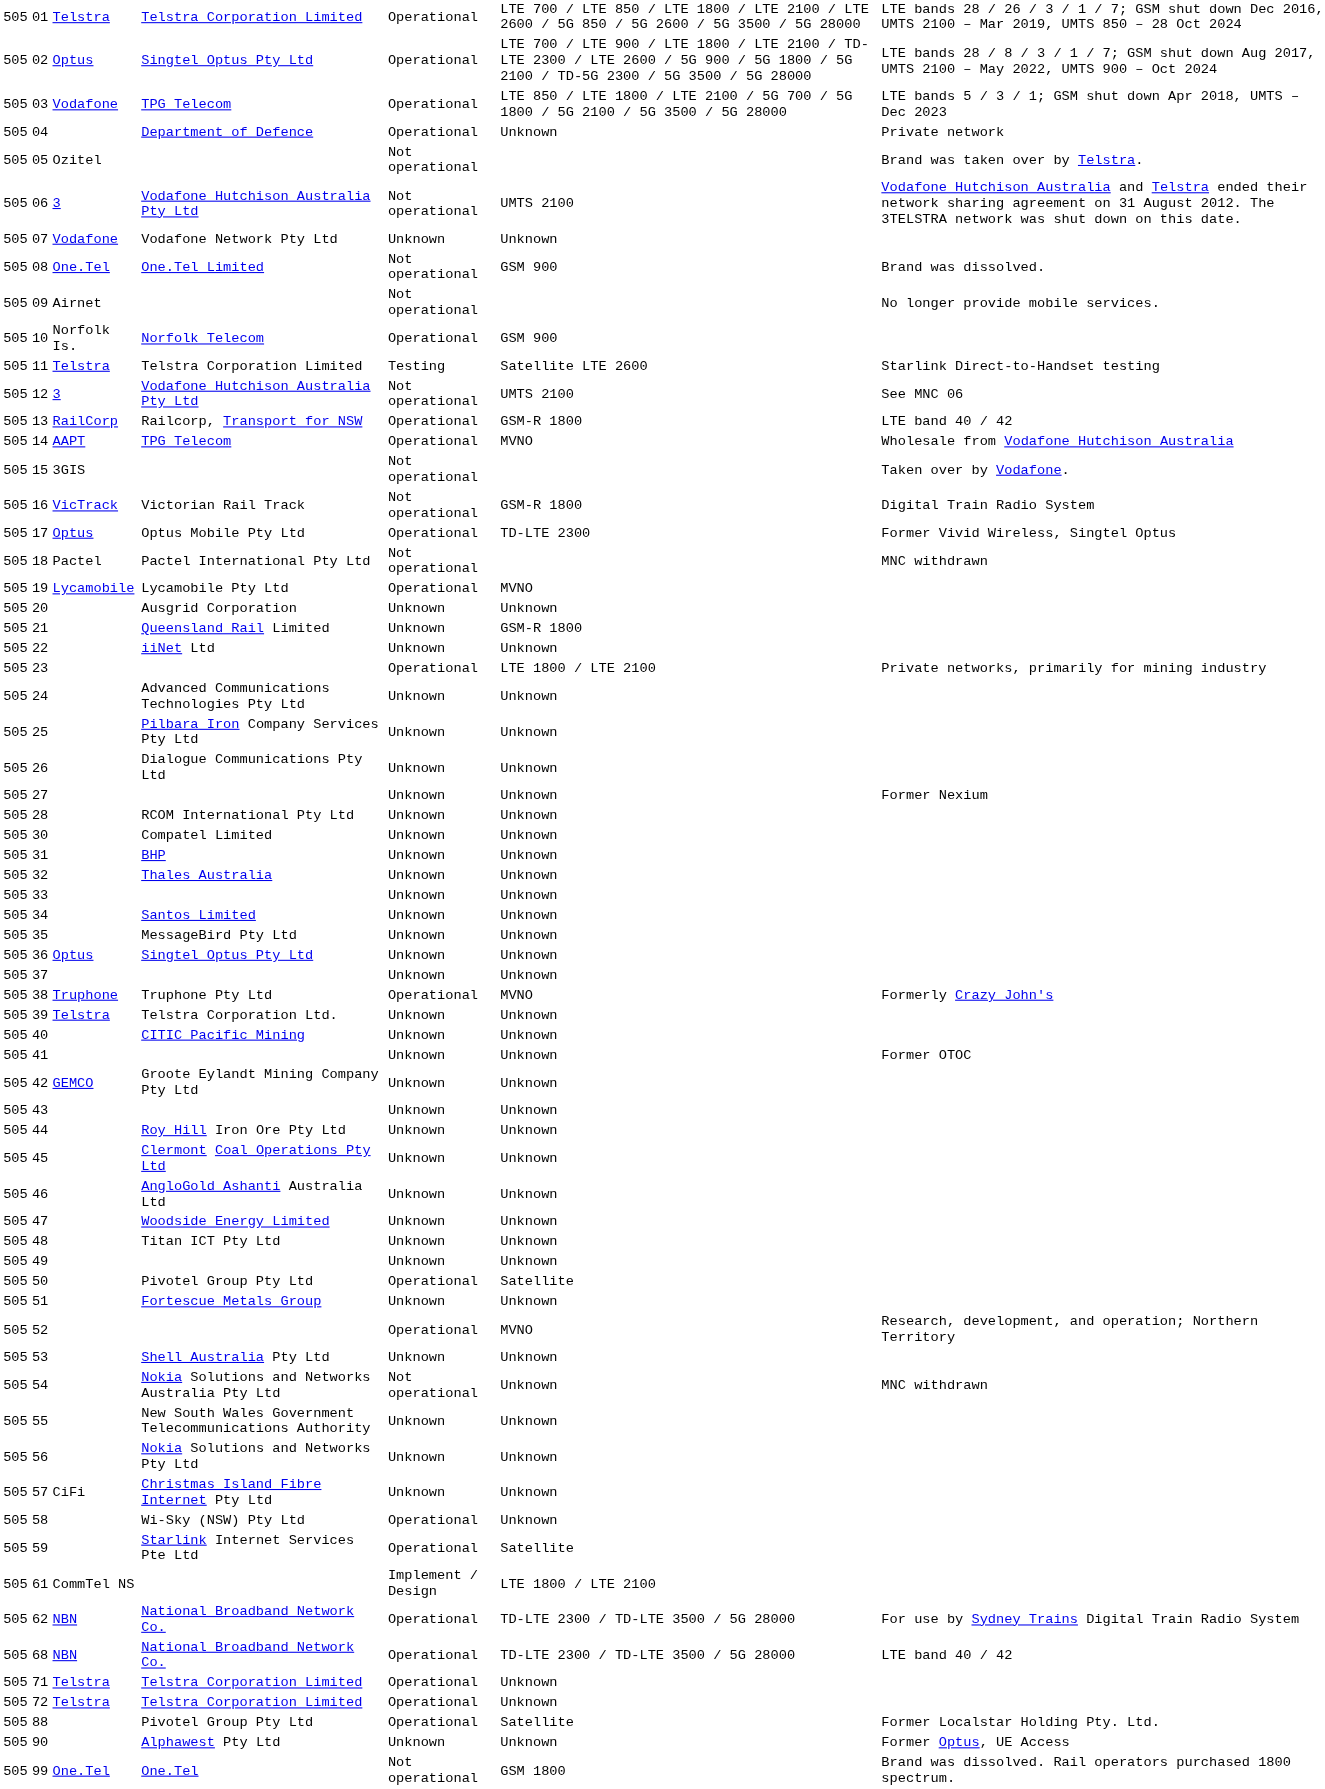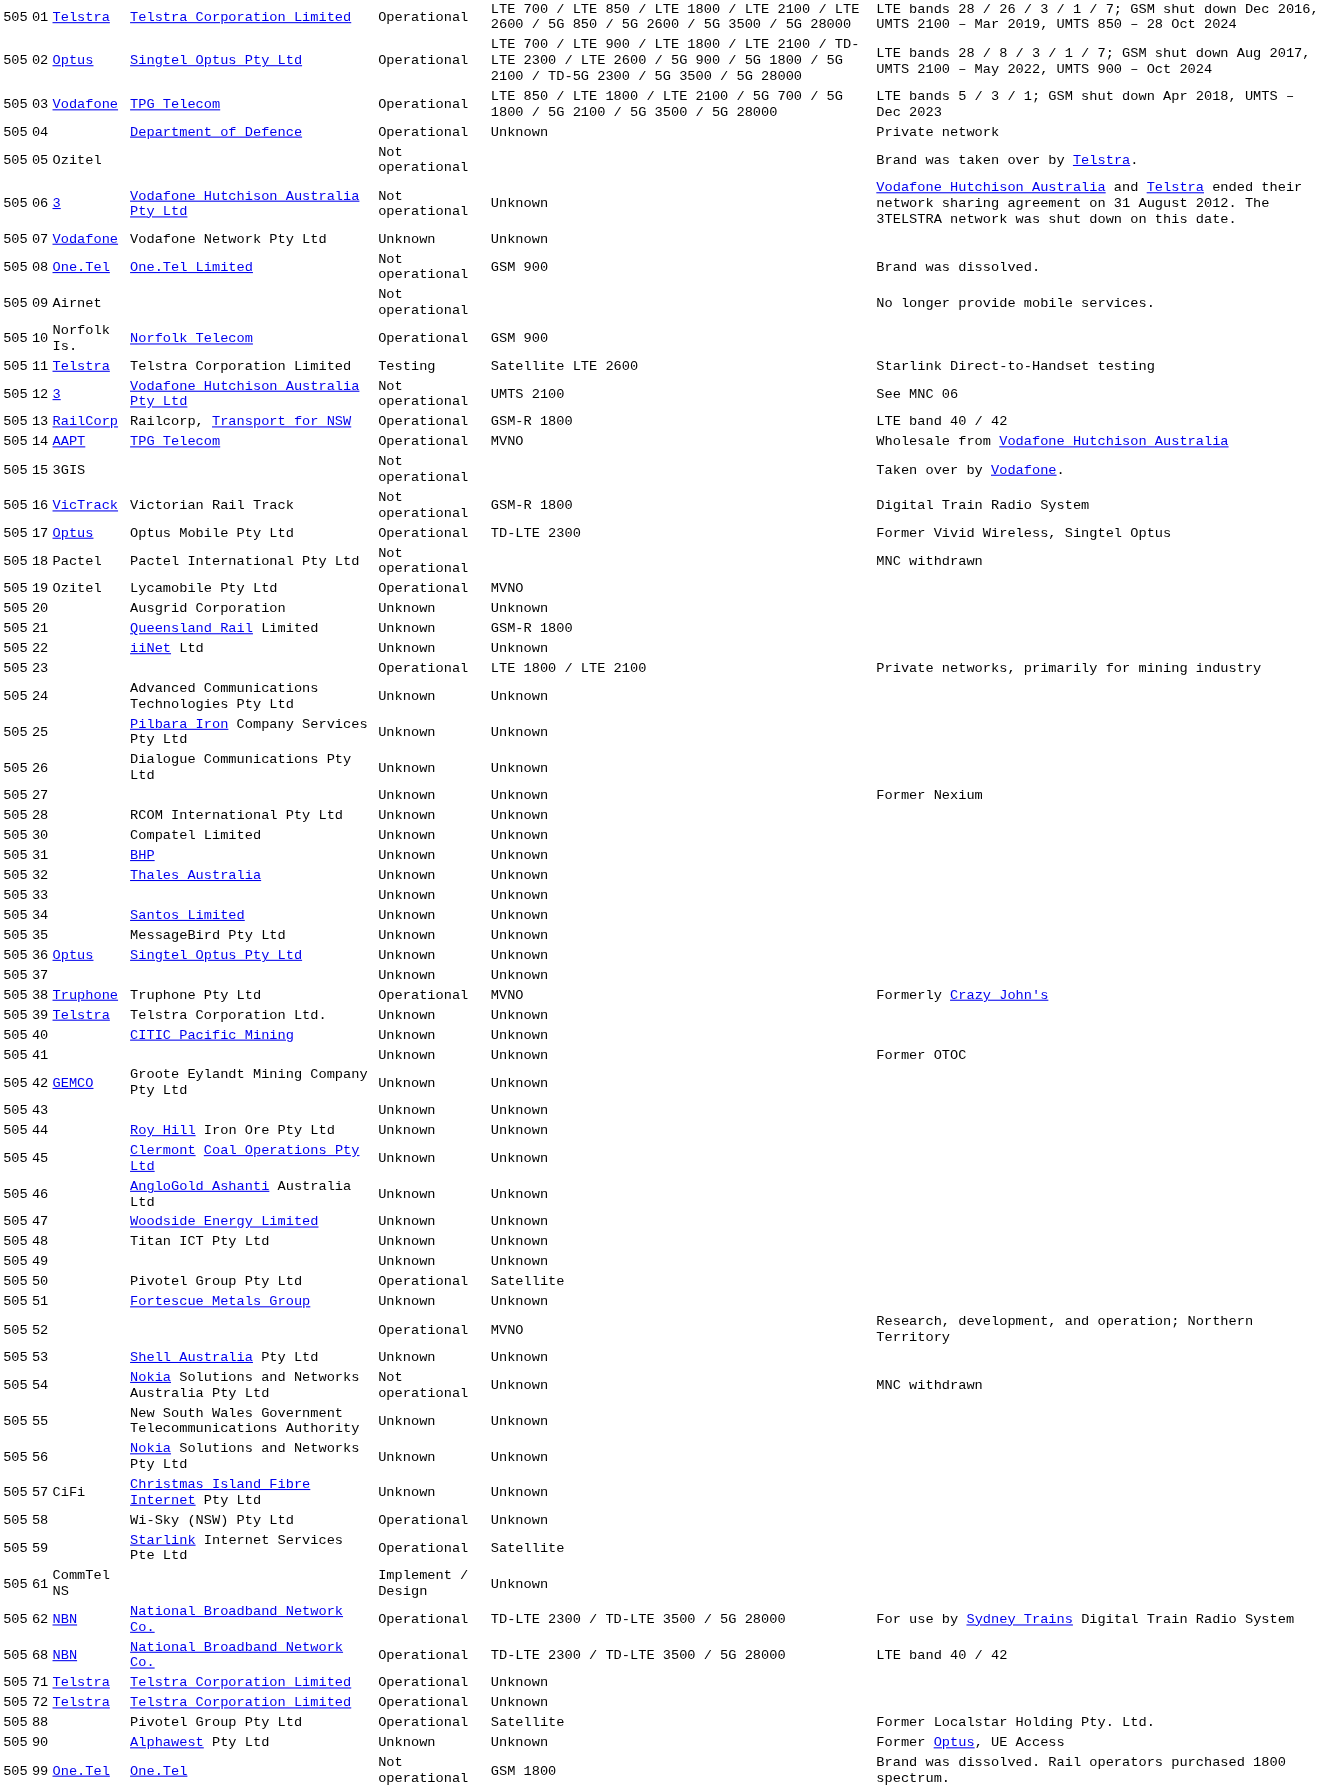(537, 203) UMTS 2100 -> (519, 203) Unknown
(93, 589) Lycamobile -> (77, 589) Ozitel
(578, 1583) LTE 1800 / LTE 2100 -> (519, 1583) Unknown
